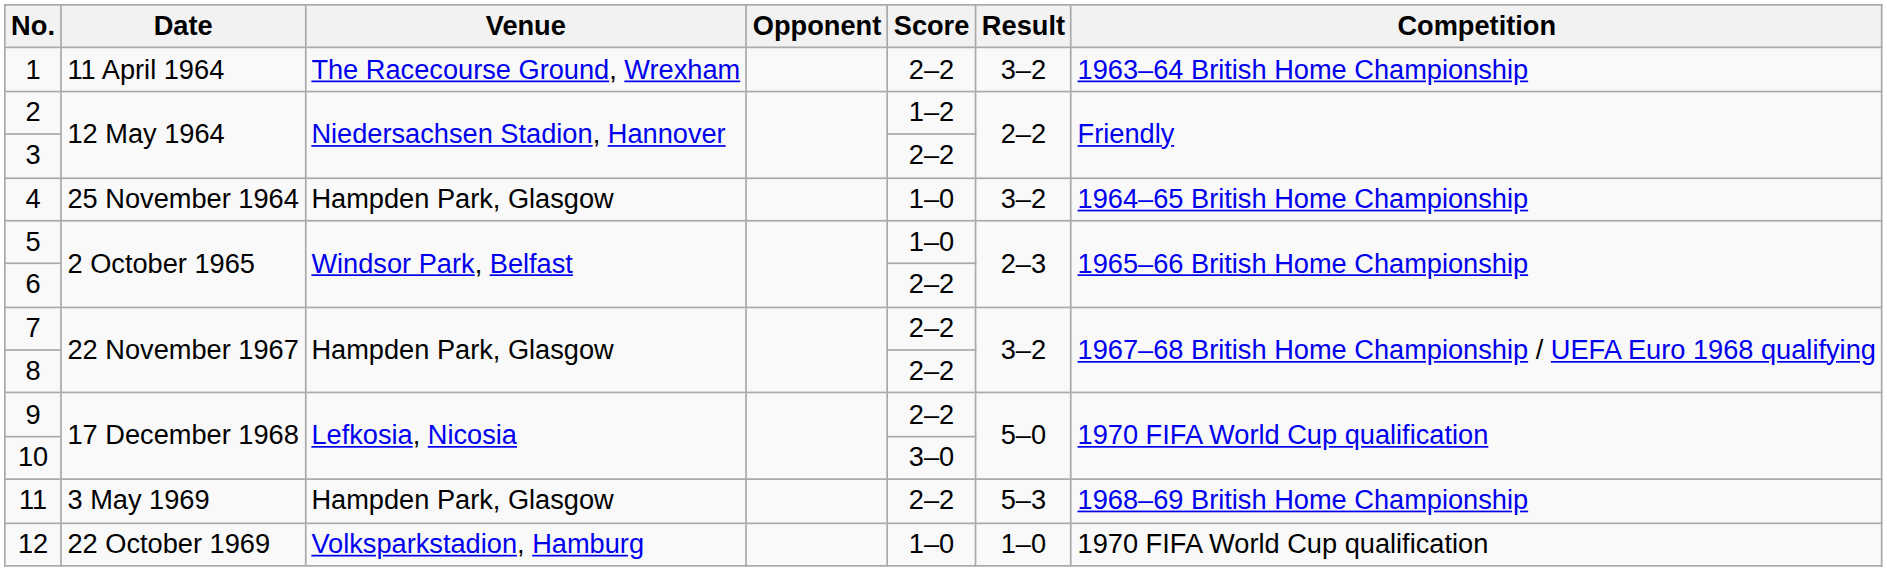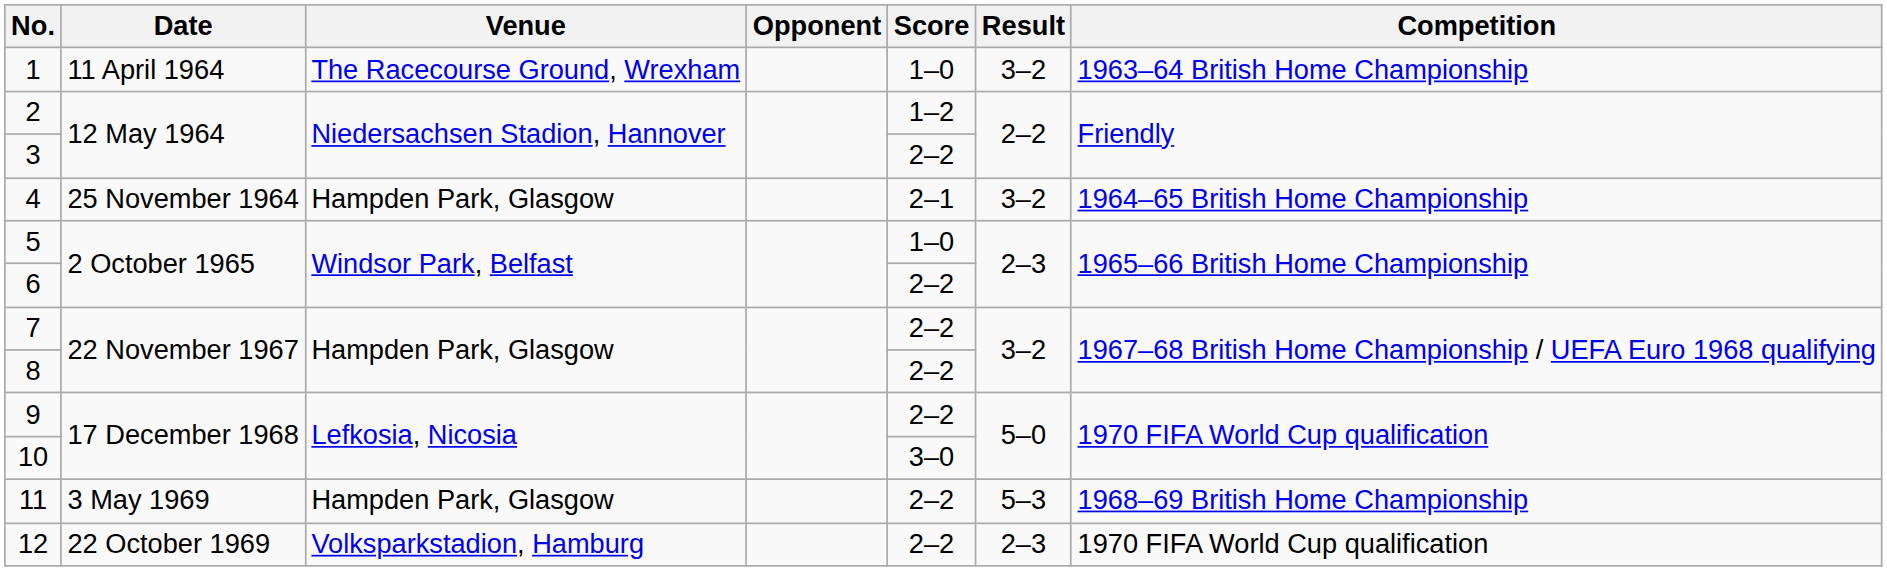(932, 69) 2–2 -> (932, 69) 1–0
(932, 198) 1–0 -> (932, 198) 2–1
(932, 543) 1–0 -> (932, 543) 2–2
(1023, 543) 1–0 -> (1023, 543) 2–3
